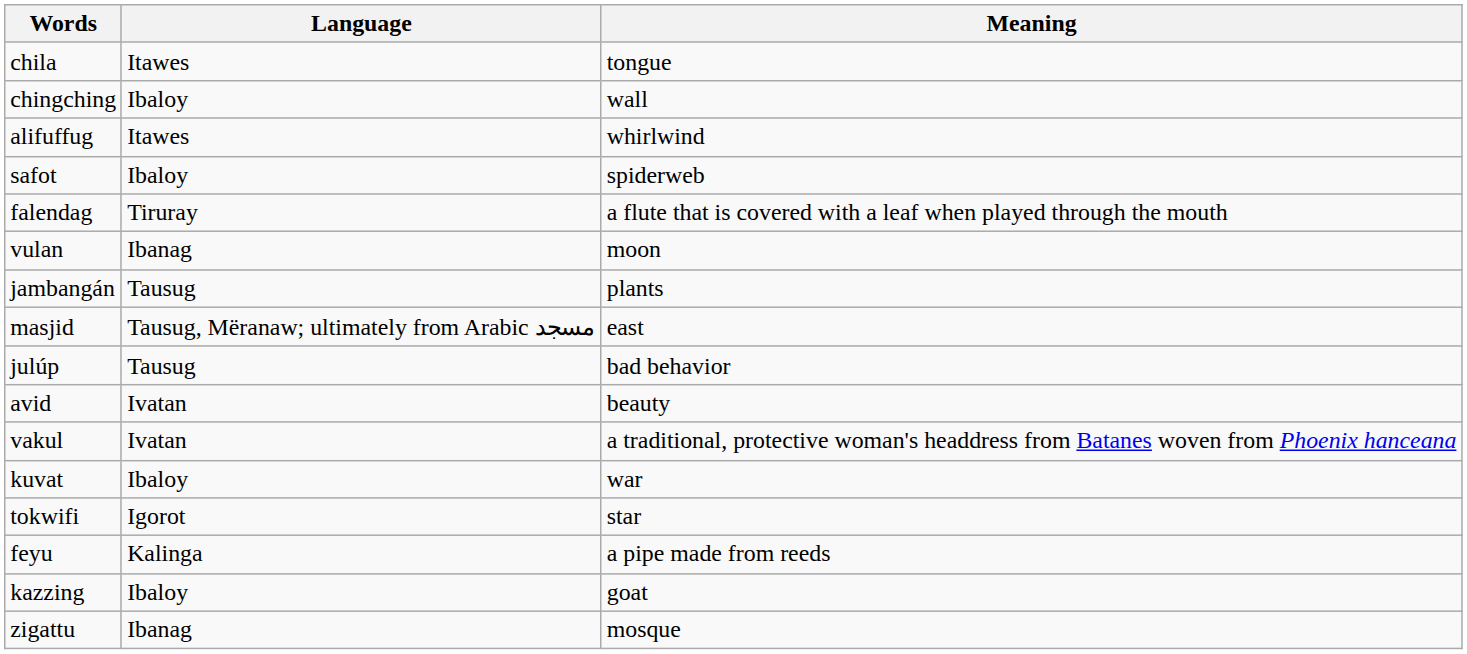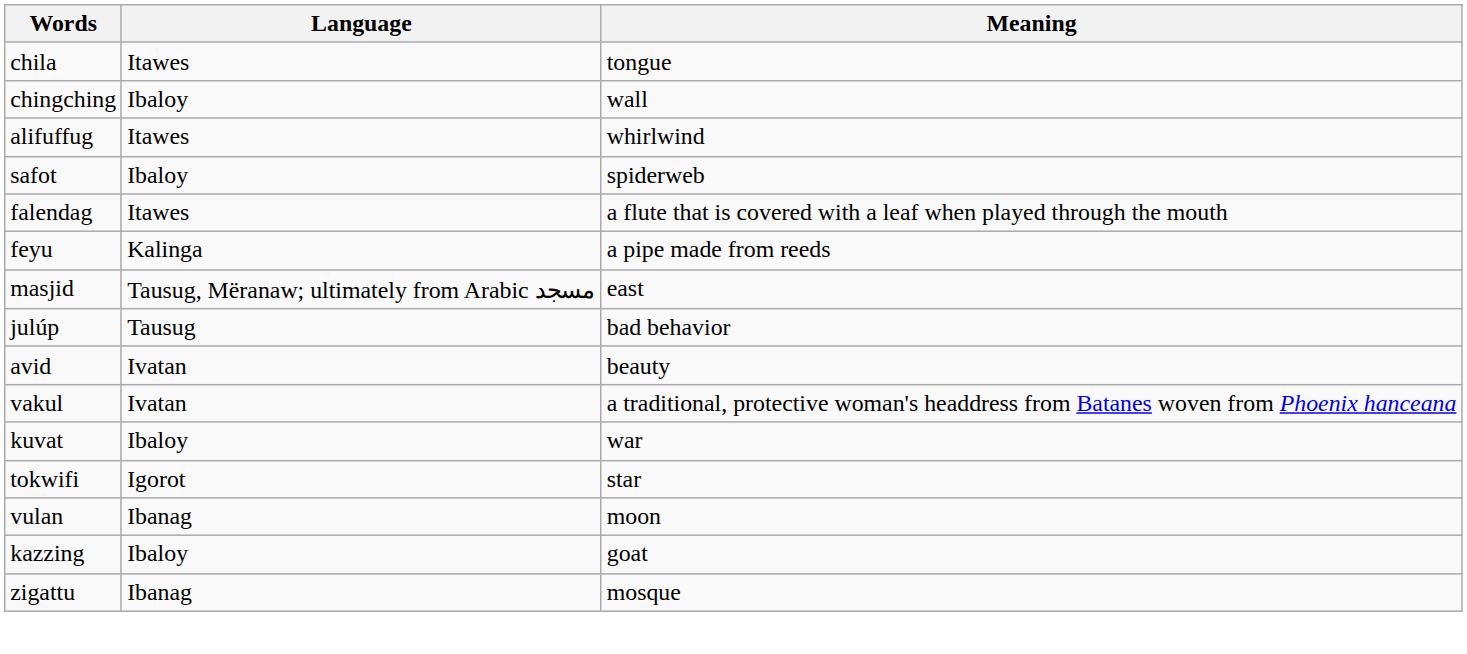(162, 212) Tiruray -> (158, 212) Itawes
rows swapped: (31, 554) <-> (37, 250)
- row: (63, 288)
